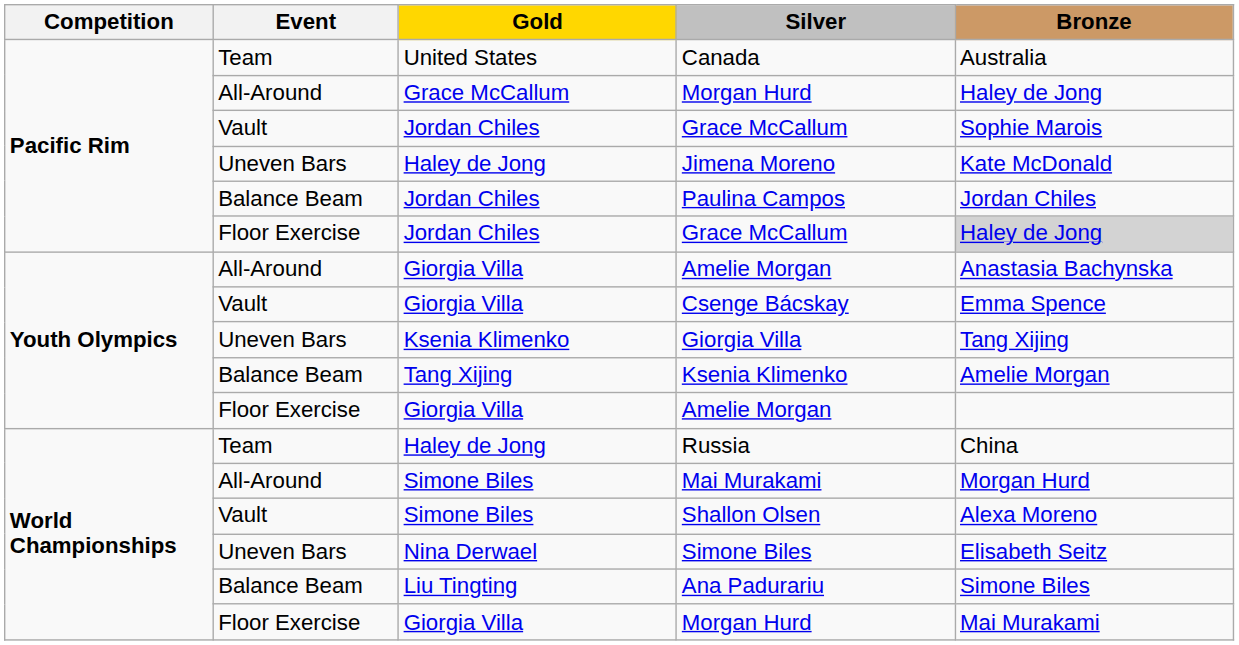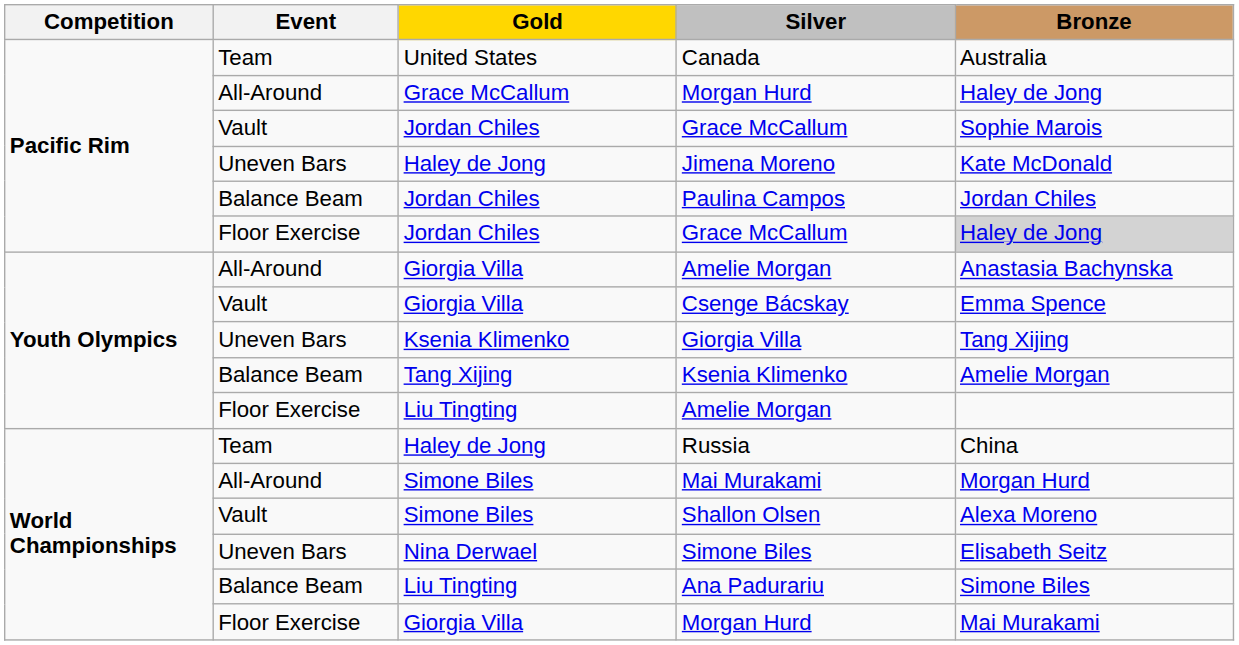(463, 410) Giorgia Villa -> (461, 410) Liu Tingting
